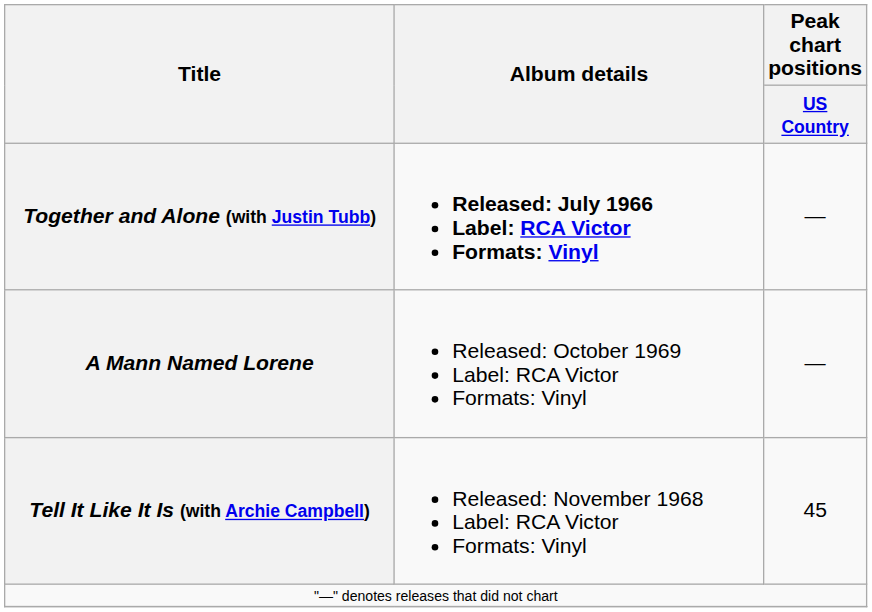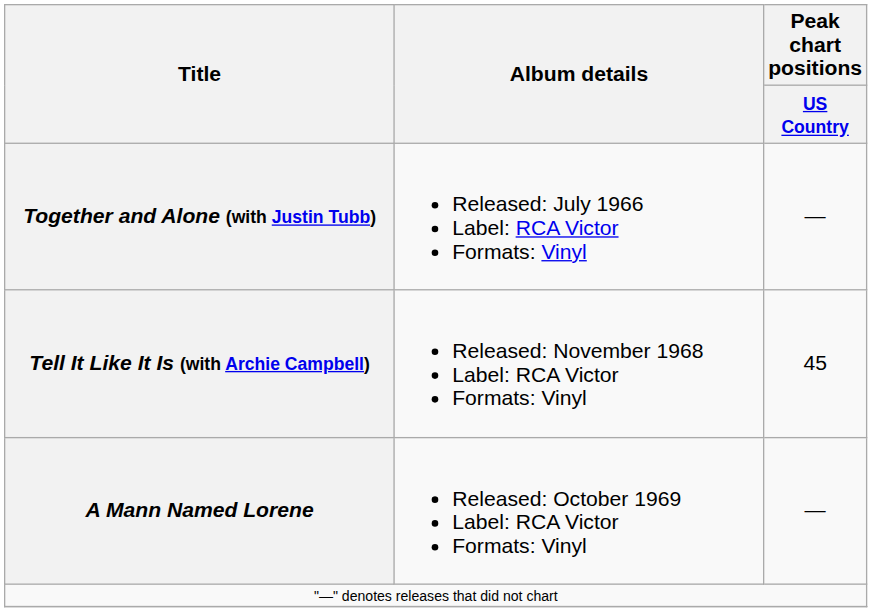(579, 228) bold -> (579, 228) normal
rows swapped: (200, 510) <-> (200, 363)
